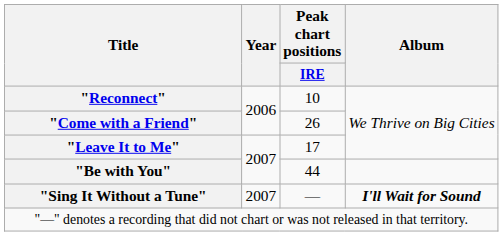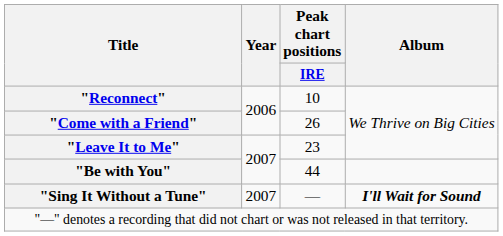(312, 147) 17 -> (312, 147) 23
